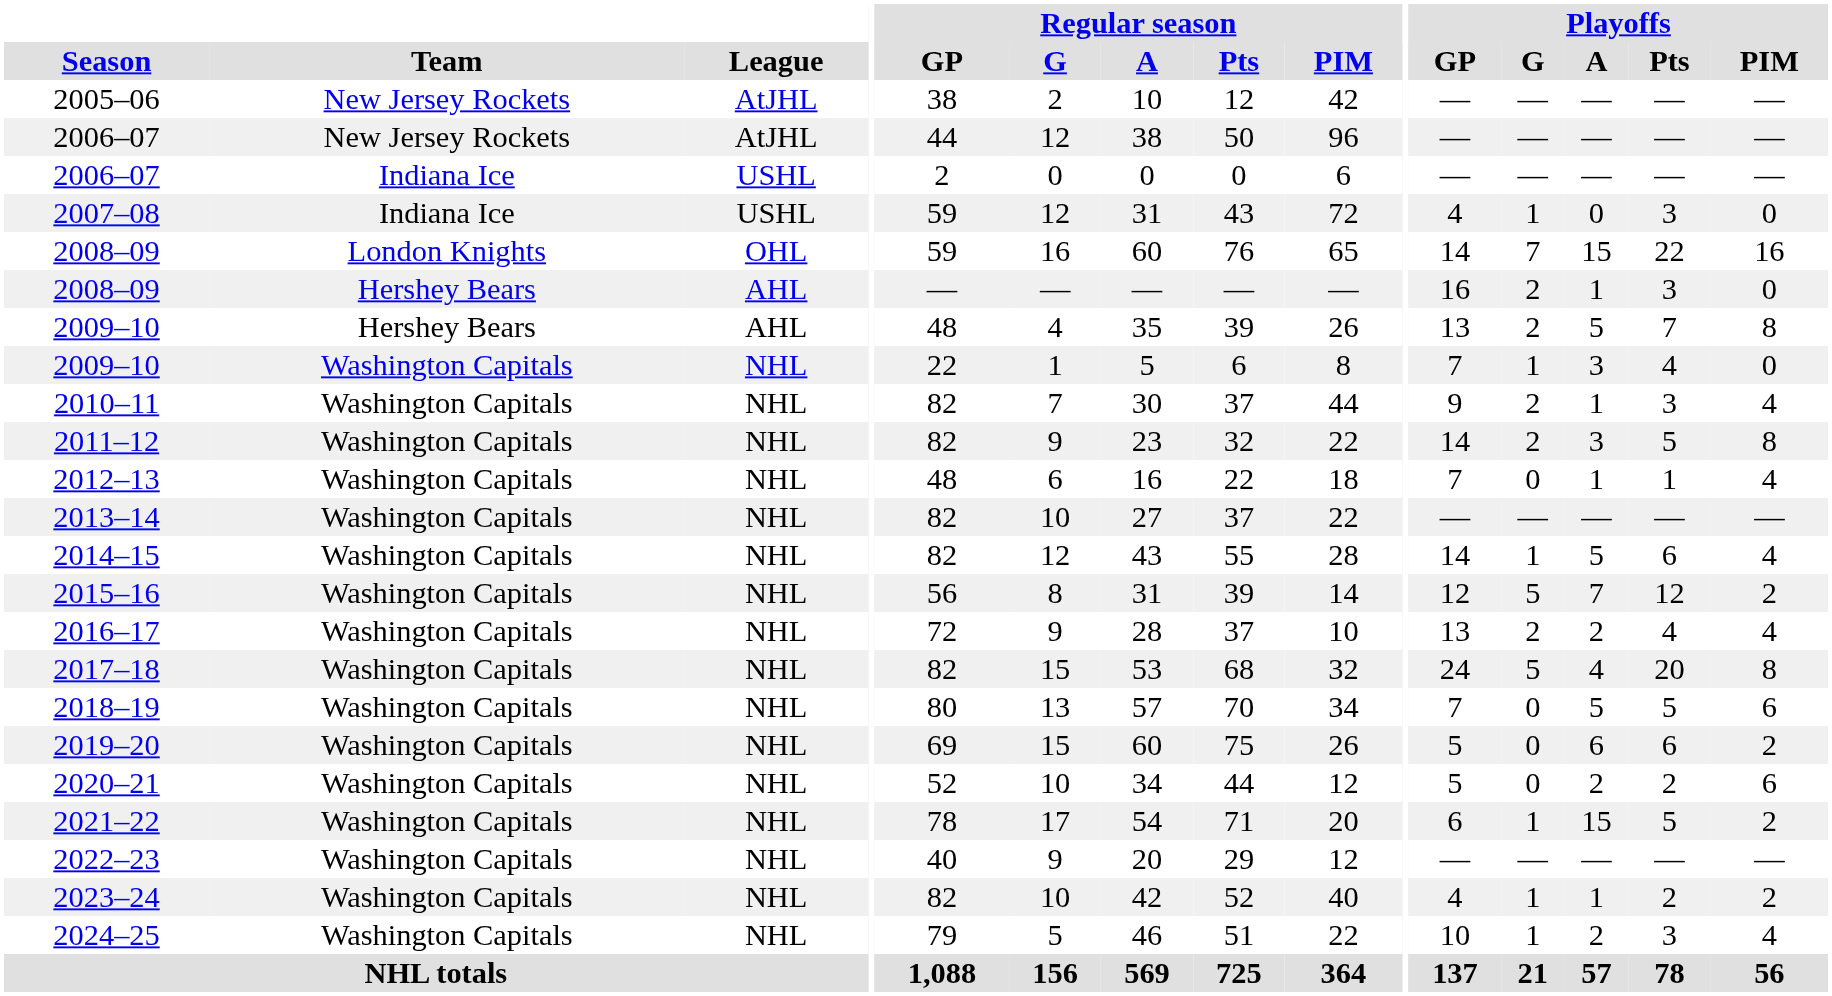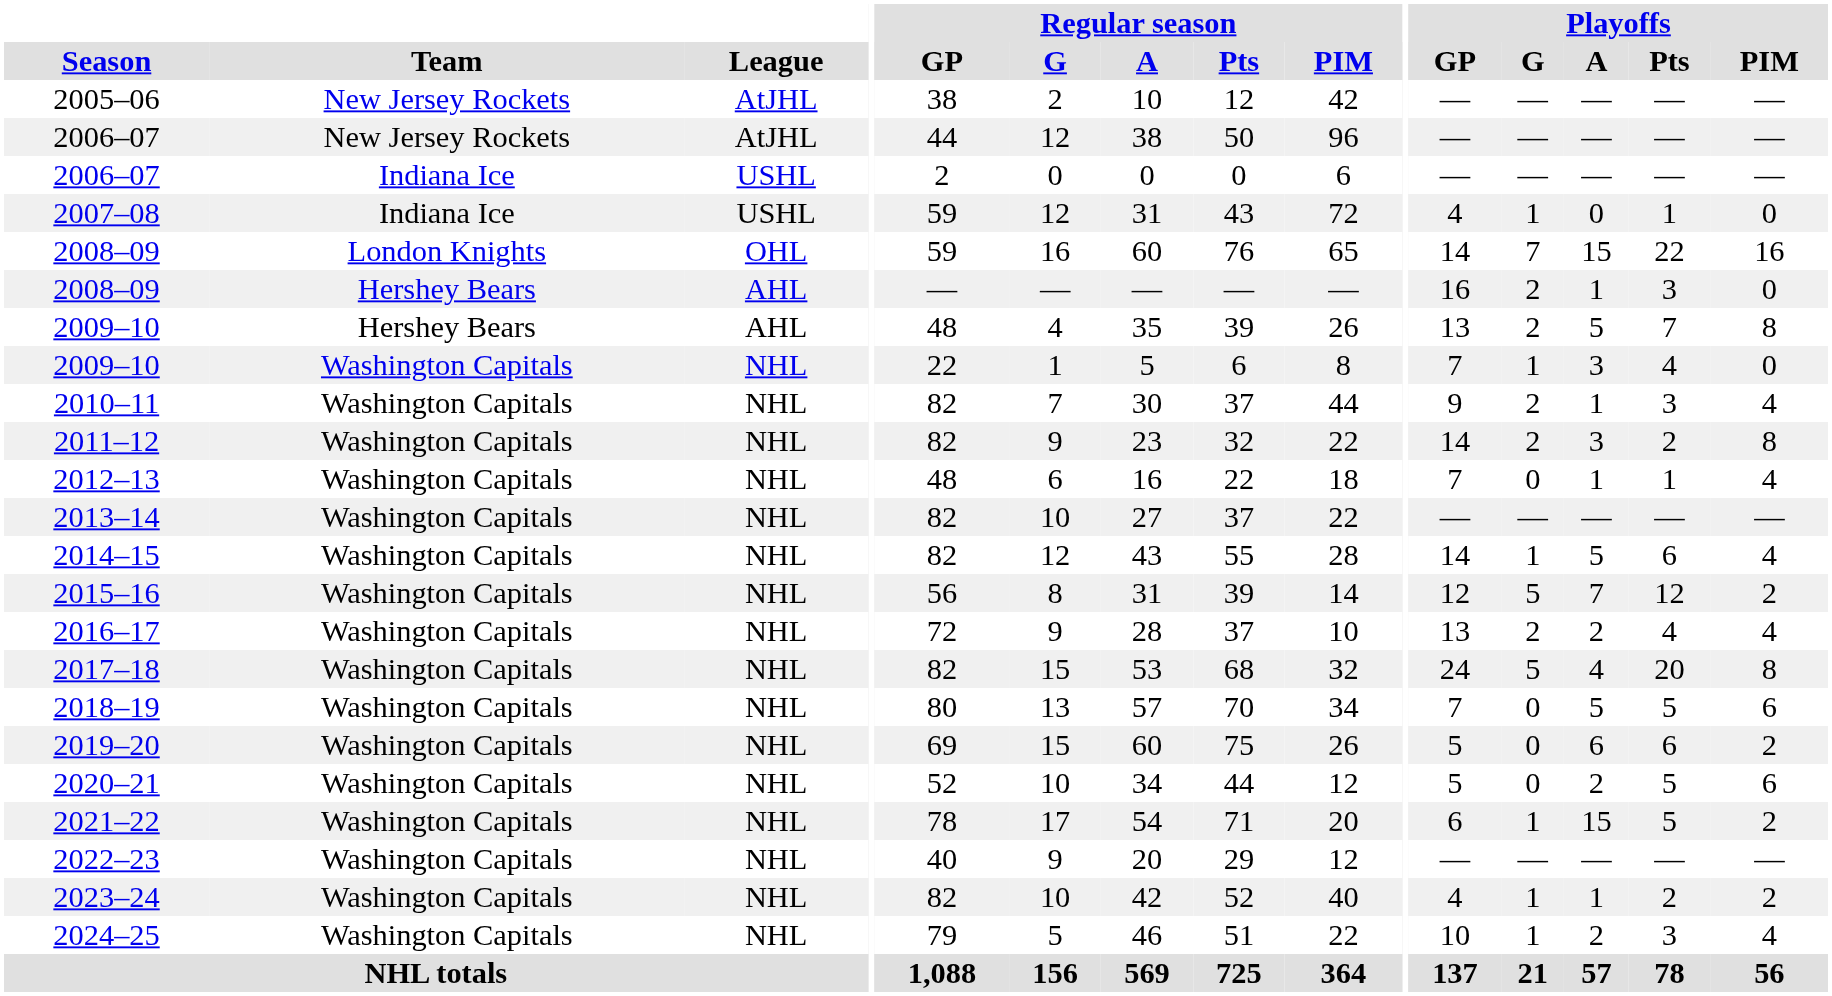(1669, 212) 3 -> (1669, 212) 1
(1669, 440) 5 -> (1669, 440) 2
(1669, 782) 2 -> (1669, 782) 5
